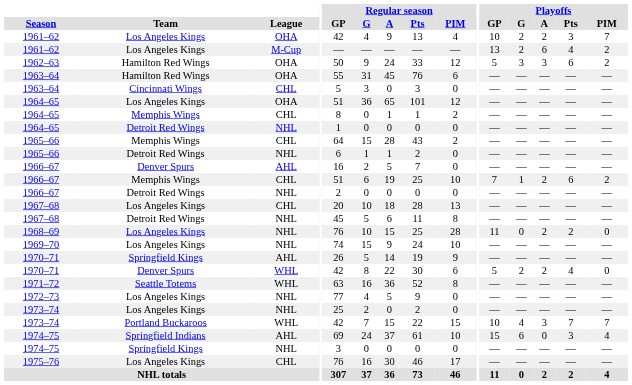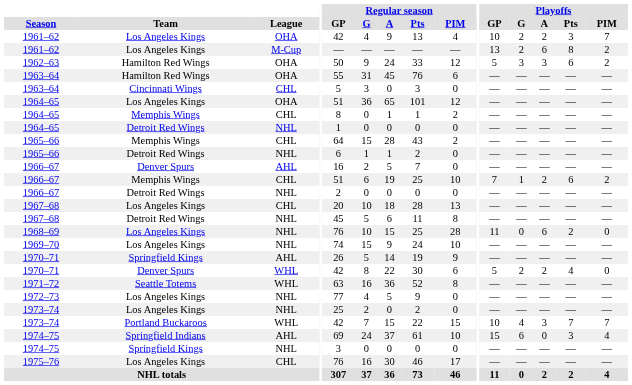(571, 49) 4 -> (571, 49) 8
(544, 231) 2 -> (544, 231) 6
